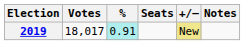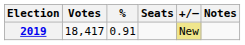(85, 31) 18,017 -> (85, 31) 18,417
(123, 31) paleturquoise background -> (123, 31) no background
